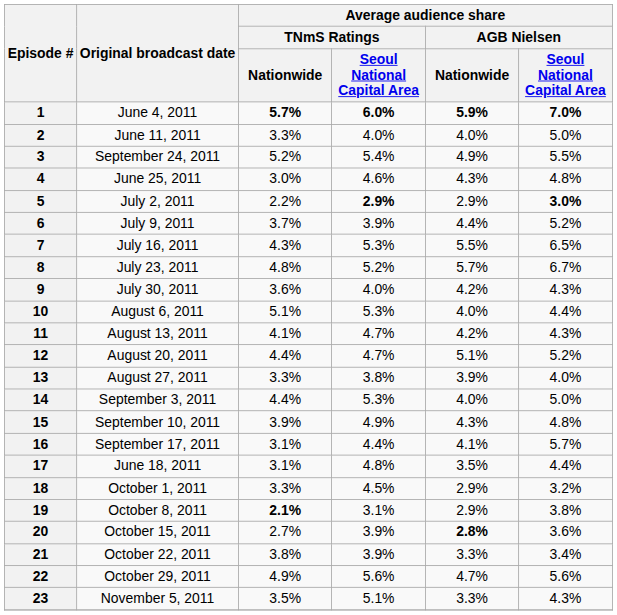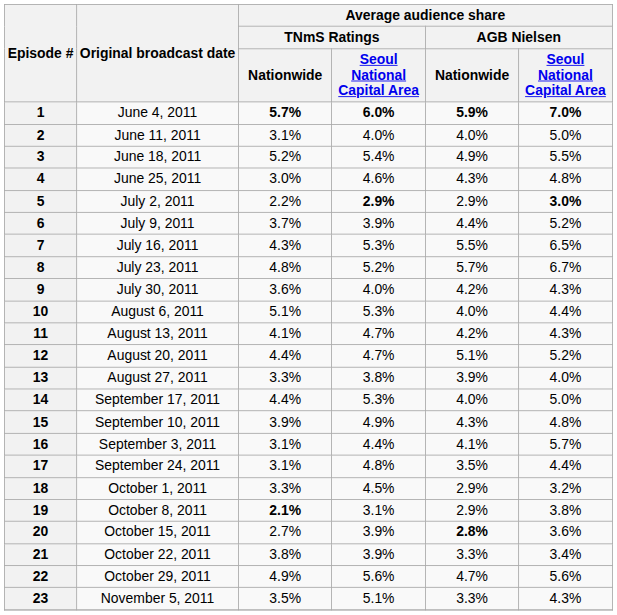(285, 135) 3.3% -> (285, 135) 3.1%
(158, 157) September 24, 2011 -> (158, 157) June 18, 2011
(158, 400) September 3, 2011 -> (158, 400) September 17, 2011
(158, 444) September 17, 2011 -> (158, 444) September 3, 2011
(158, 466) June 18, 2011 -> (158, 466) September 24, 2011
